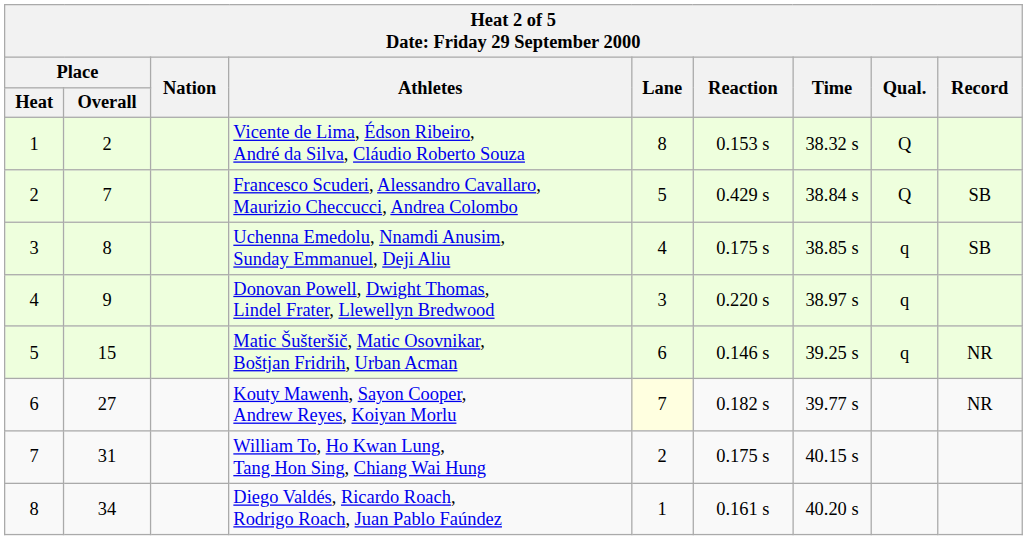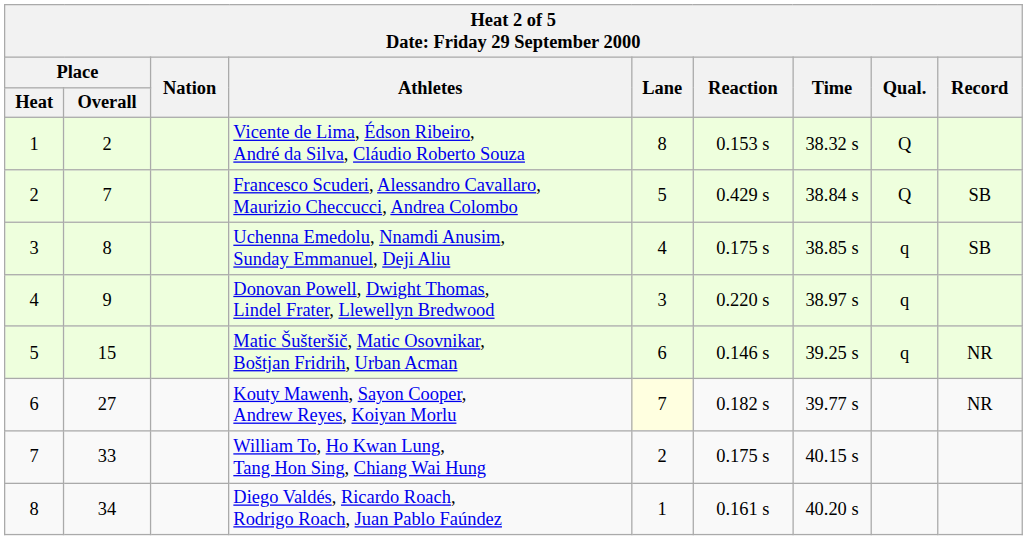(107, 456) 31 -> (107, 456) 33
